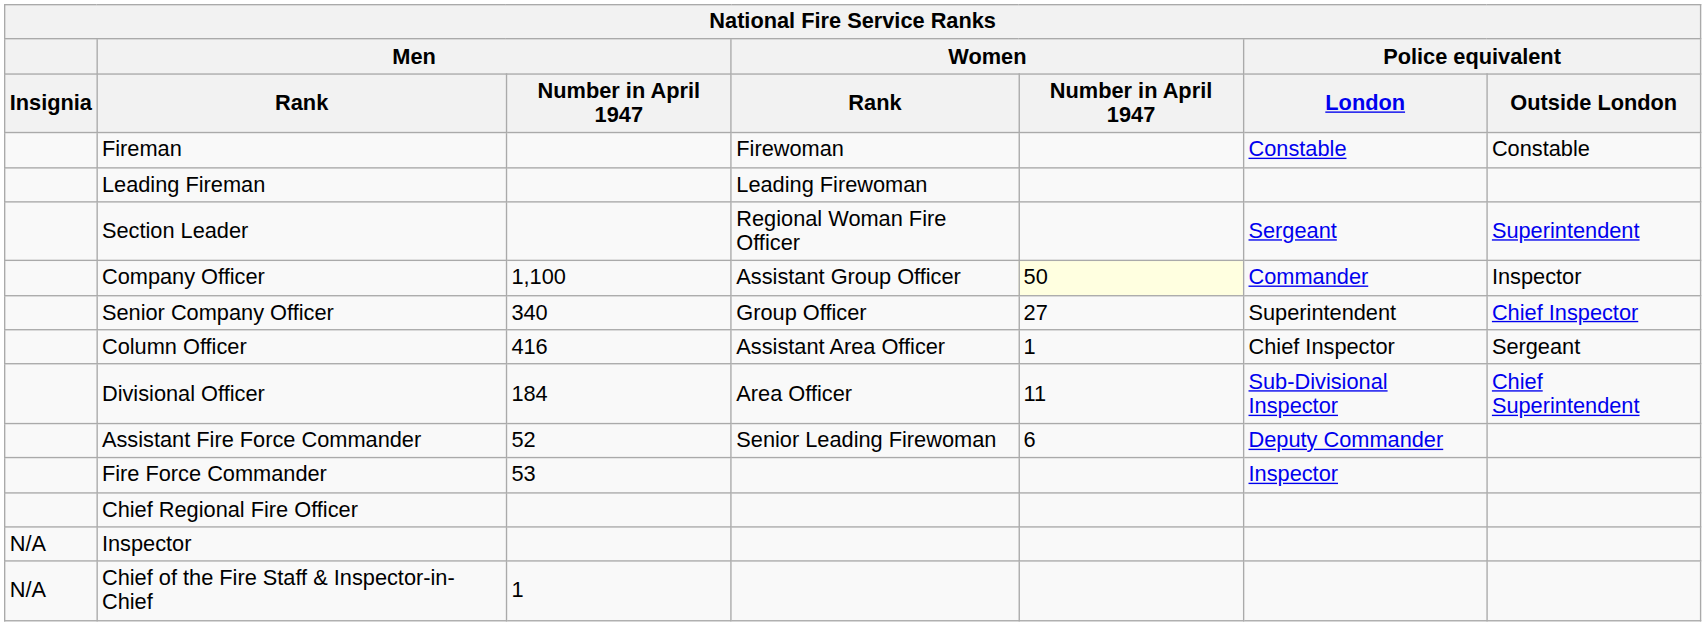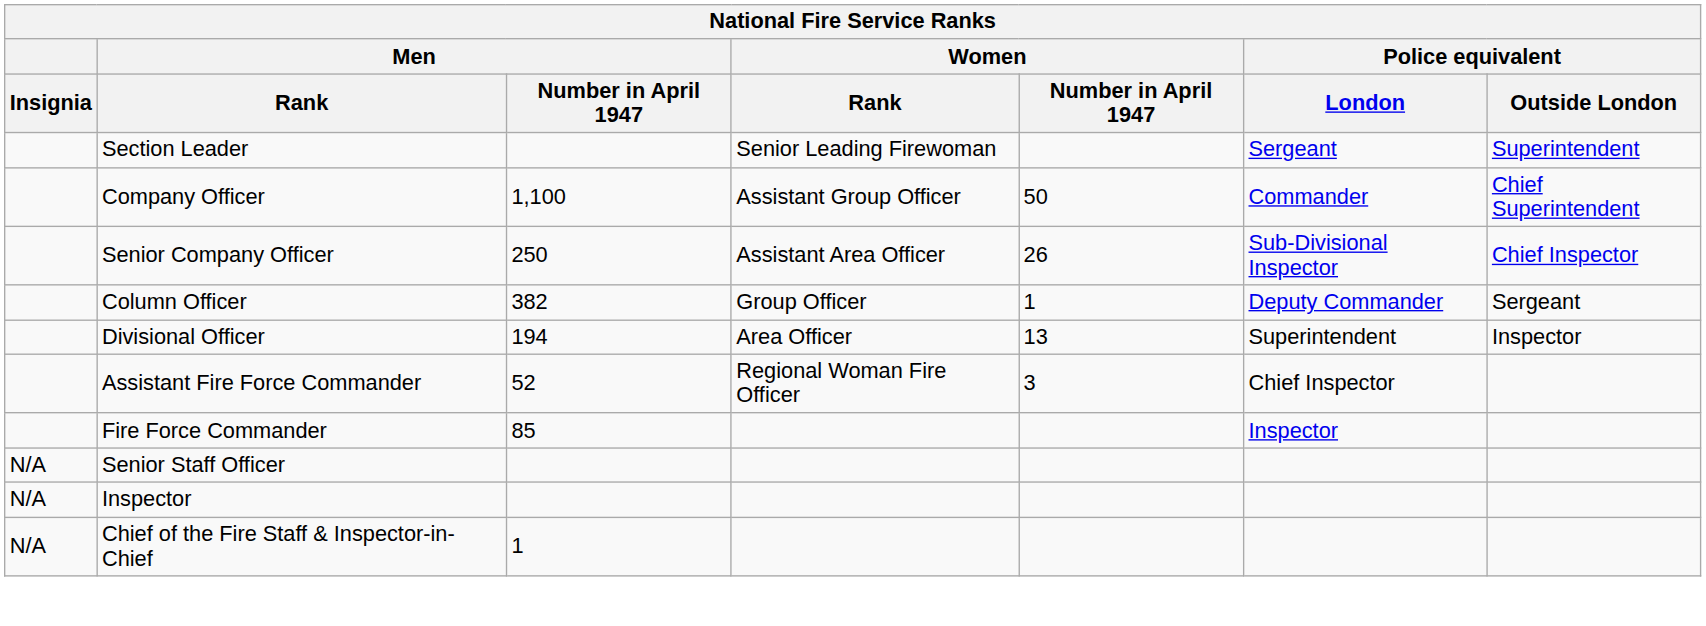- row: (142, 149)
- row: (184, 184)
(841, 231) Regional Woman Fire Officer -> (866, 149) Senior Leading Firewoman
(1036, 277) lightyellow background -> (1036, 196) no background
(1537, 277) Inspector -> (1566, 196) Chief Superintendent
(530, 312) 340 -> (530, 255) 250
(801, 312) Group Officer -> (841, 255) Assistant Area Officer
(1036, 312) 27 -> (1036, 255) 26
(1322, 312) Superintendent -> (1318, 255) Sub-Divisional Inspector
(530, 346) 416 -> (530, 302) 382
(841, 346) Assistant Area Officer -> (801, 302) Group Officer
(1322, 346) Chief Inspector -> (1346, 302) Deputy Commander
(530, 393) 184 -> (530, 336) 194
(1035, 393) 11 -> (1036, 336) 13
(1318, 393) Sub-Divisional Inspector -> (1322, 336) Superintendent
(1566, 393) Chief Superintendent -> (1537, 336) Inspector
(866, 440) Senior Leading Firewoman -> (841, 383) Regional Woman Fire Officer
(1030, 440) 6 -> (1030, 383) 3
(1346, 440) Deputy Commander -> (1322, 383) Chief Inspector
(523, 474) 53 -> (523, 430) 85
- row: (230, 509)
+ row: (193, 464)
